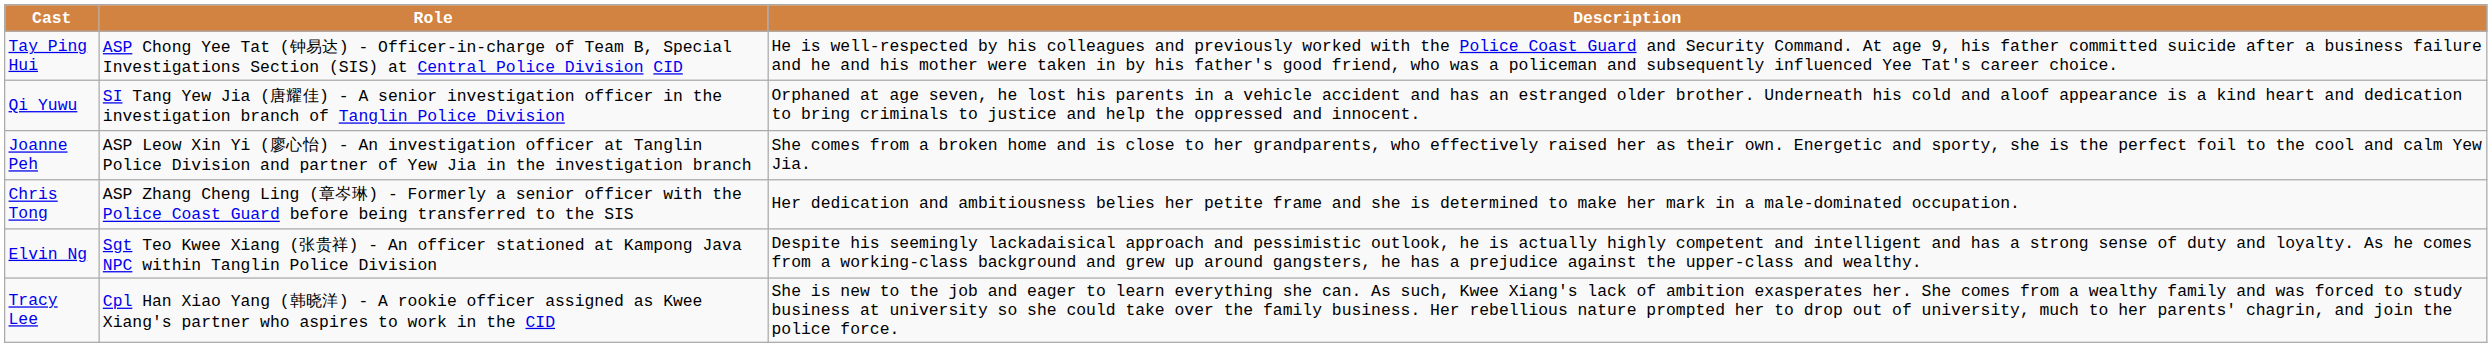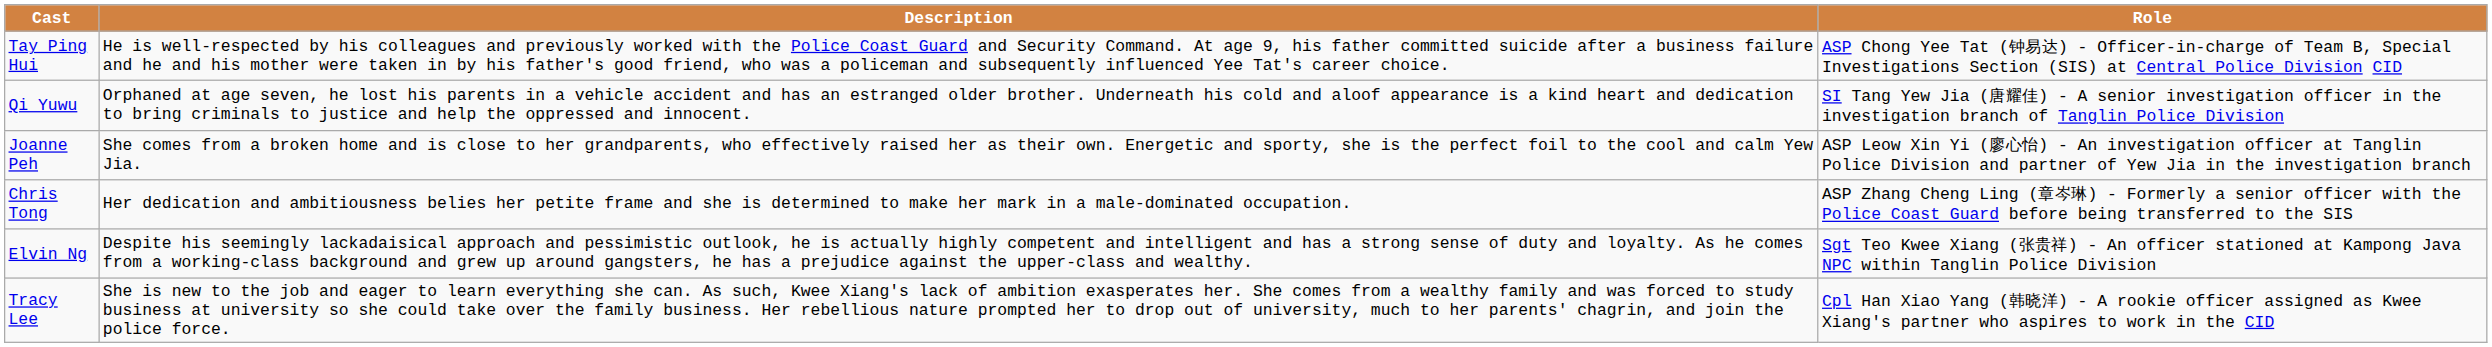columns swapped: (433, 18) <-> (1627, 18)
